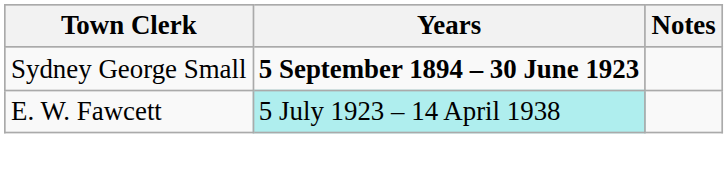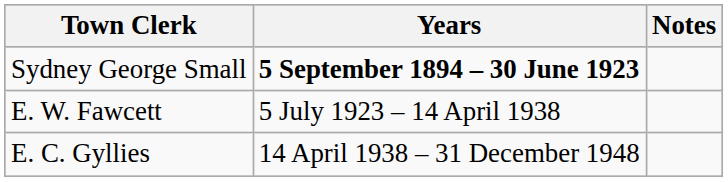(410, 111) paleturquoise background -> (410, 111) no background
+ row: (80, 153)
